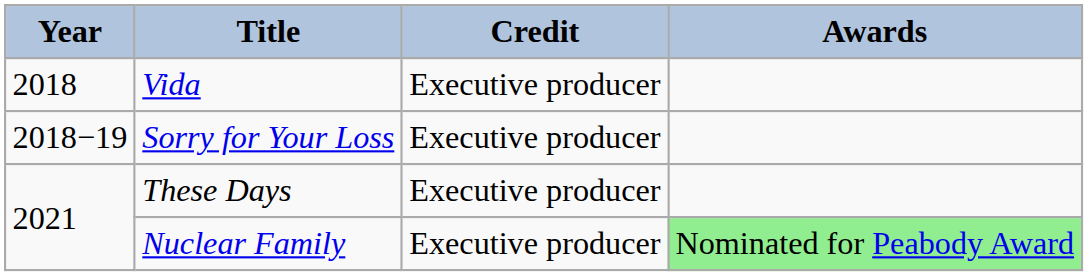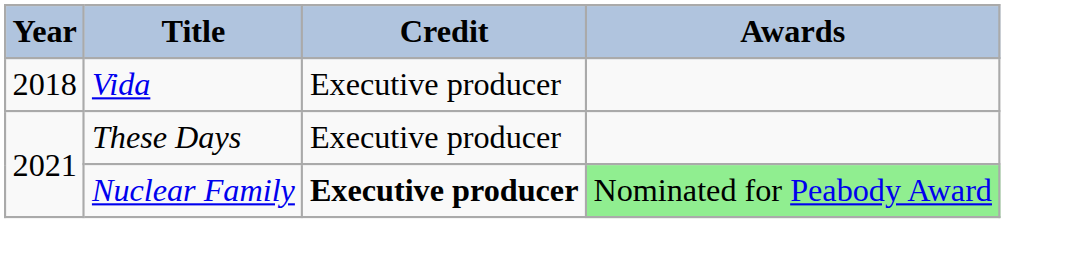- row: (268, 137)
(535, 243) normal -> (444, 190) bold
